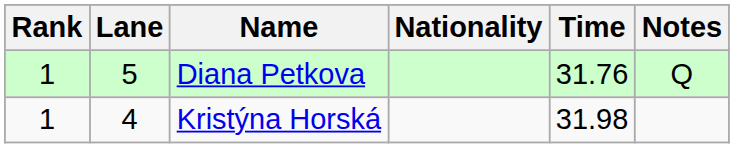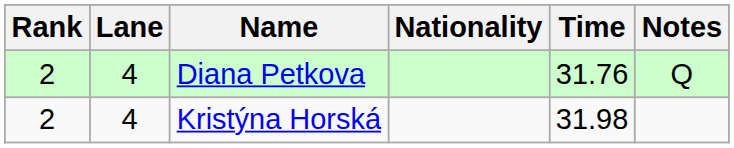(47, 73) 1 -> (47, 73) 2
(130, 73) 5 -> (130, 73) 4
(47, 119) 1 -> (47, 119) 2
